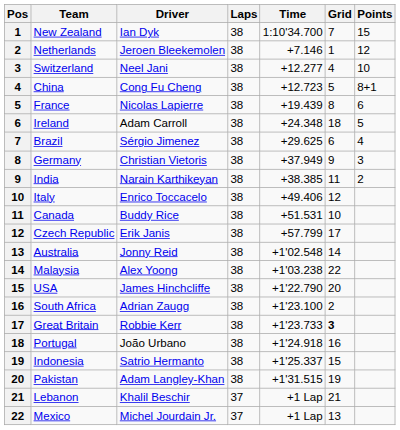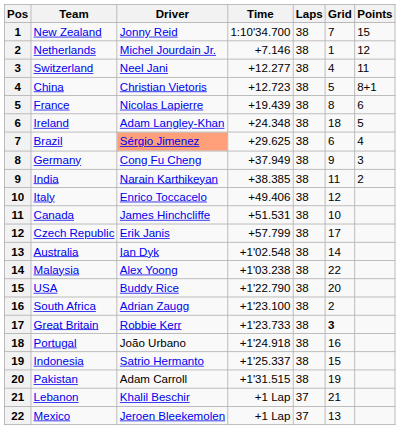columns swapped: (244, 14) <-> (293, 14)
(139, 32) Ian Dyk -> (149, 32) Jonny Reid
(172, 50) Jeroen Bleekemolen -> (168, 50) Michel Jourdain Jr.
(364, 69) 10 -> (363, 69) 11
(161, 87) Cong Fu Cheng -> (163, 87) Christian Vietoris
(153, 123) Adam Carroll -> (172, 123) Adam Langley-Khan
(160, 142) no background -> (160, 142) lightsalmon background
(163, 160) Christian Vietoris -> (161, 160) Cong Fu Cheng
(149, 215) Buddy Rice -> (165, 215) James Hinchcliffe
(149, 251) Jonny Reid -> (139, 251) Ian Dyk
(165, 288) James Hinchcliffe -> (149, 288) Buddy Rice
(172, 379) Adam Langley-Khan -> (153, 379) Adam Carroll
(168, 416) Michel Jourdain Jr. -> (172, 416) Jeroen Bleekemolen
